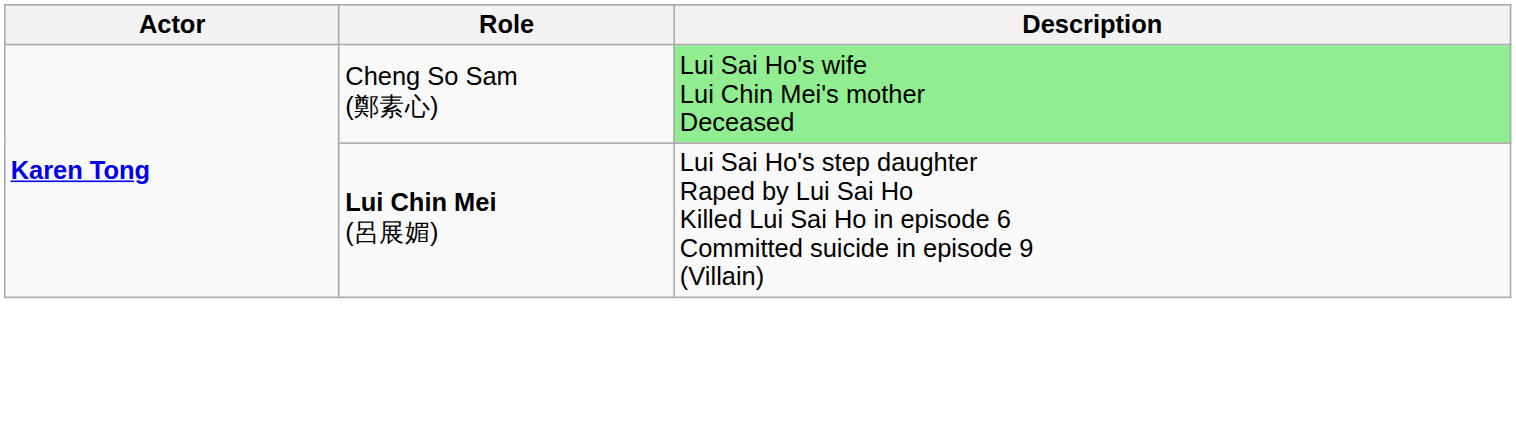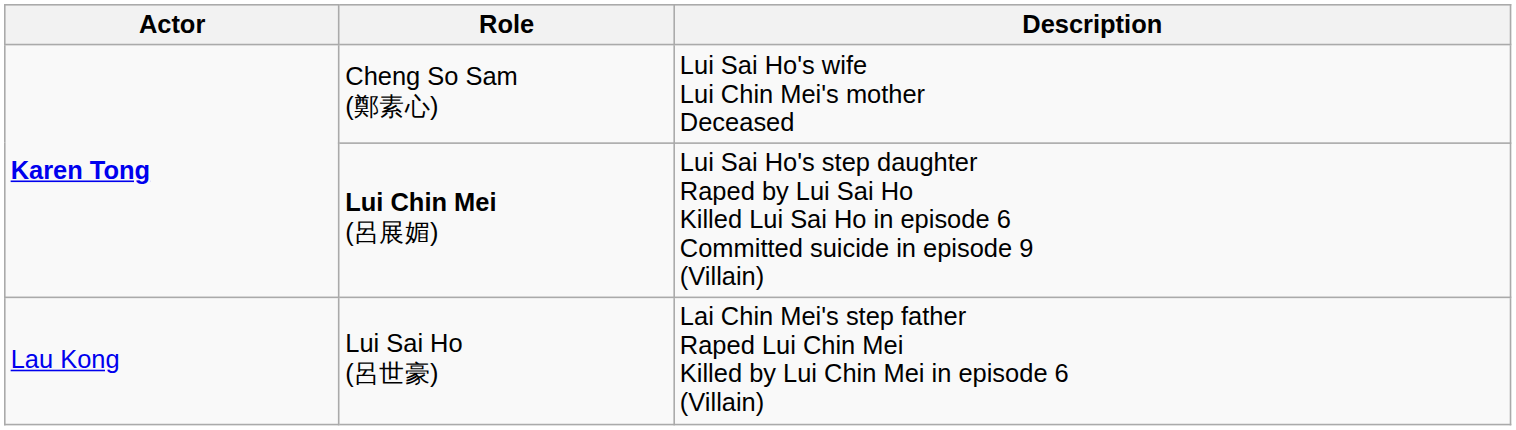(802, 93) lightgreen background -> (802, 93) no background
+ row: (404, 358)
